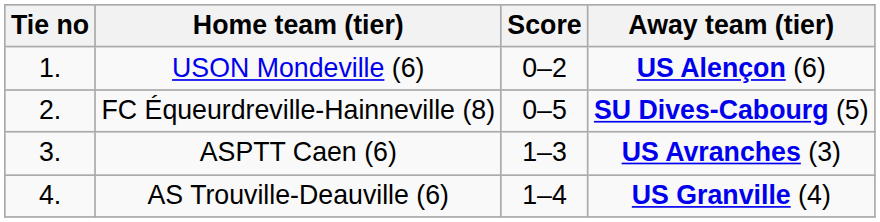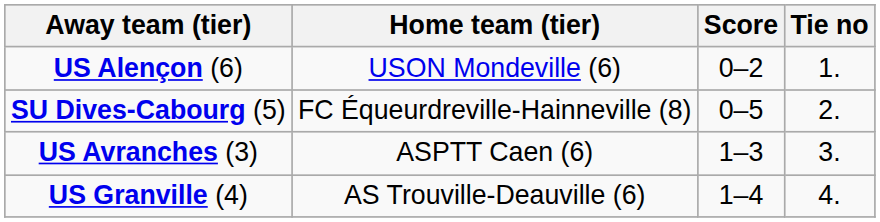columns swapped: (50, 25) <-> (731, 25)
